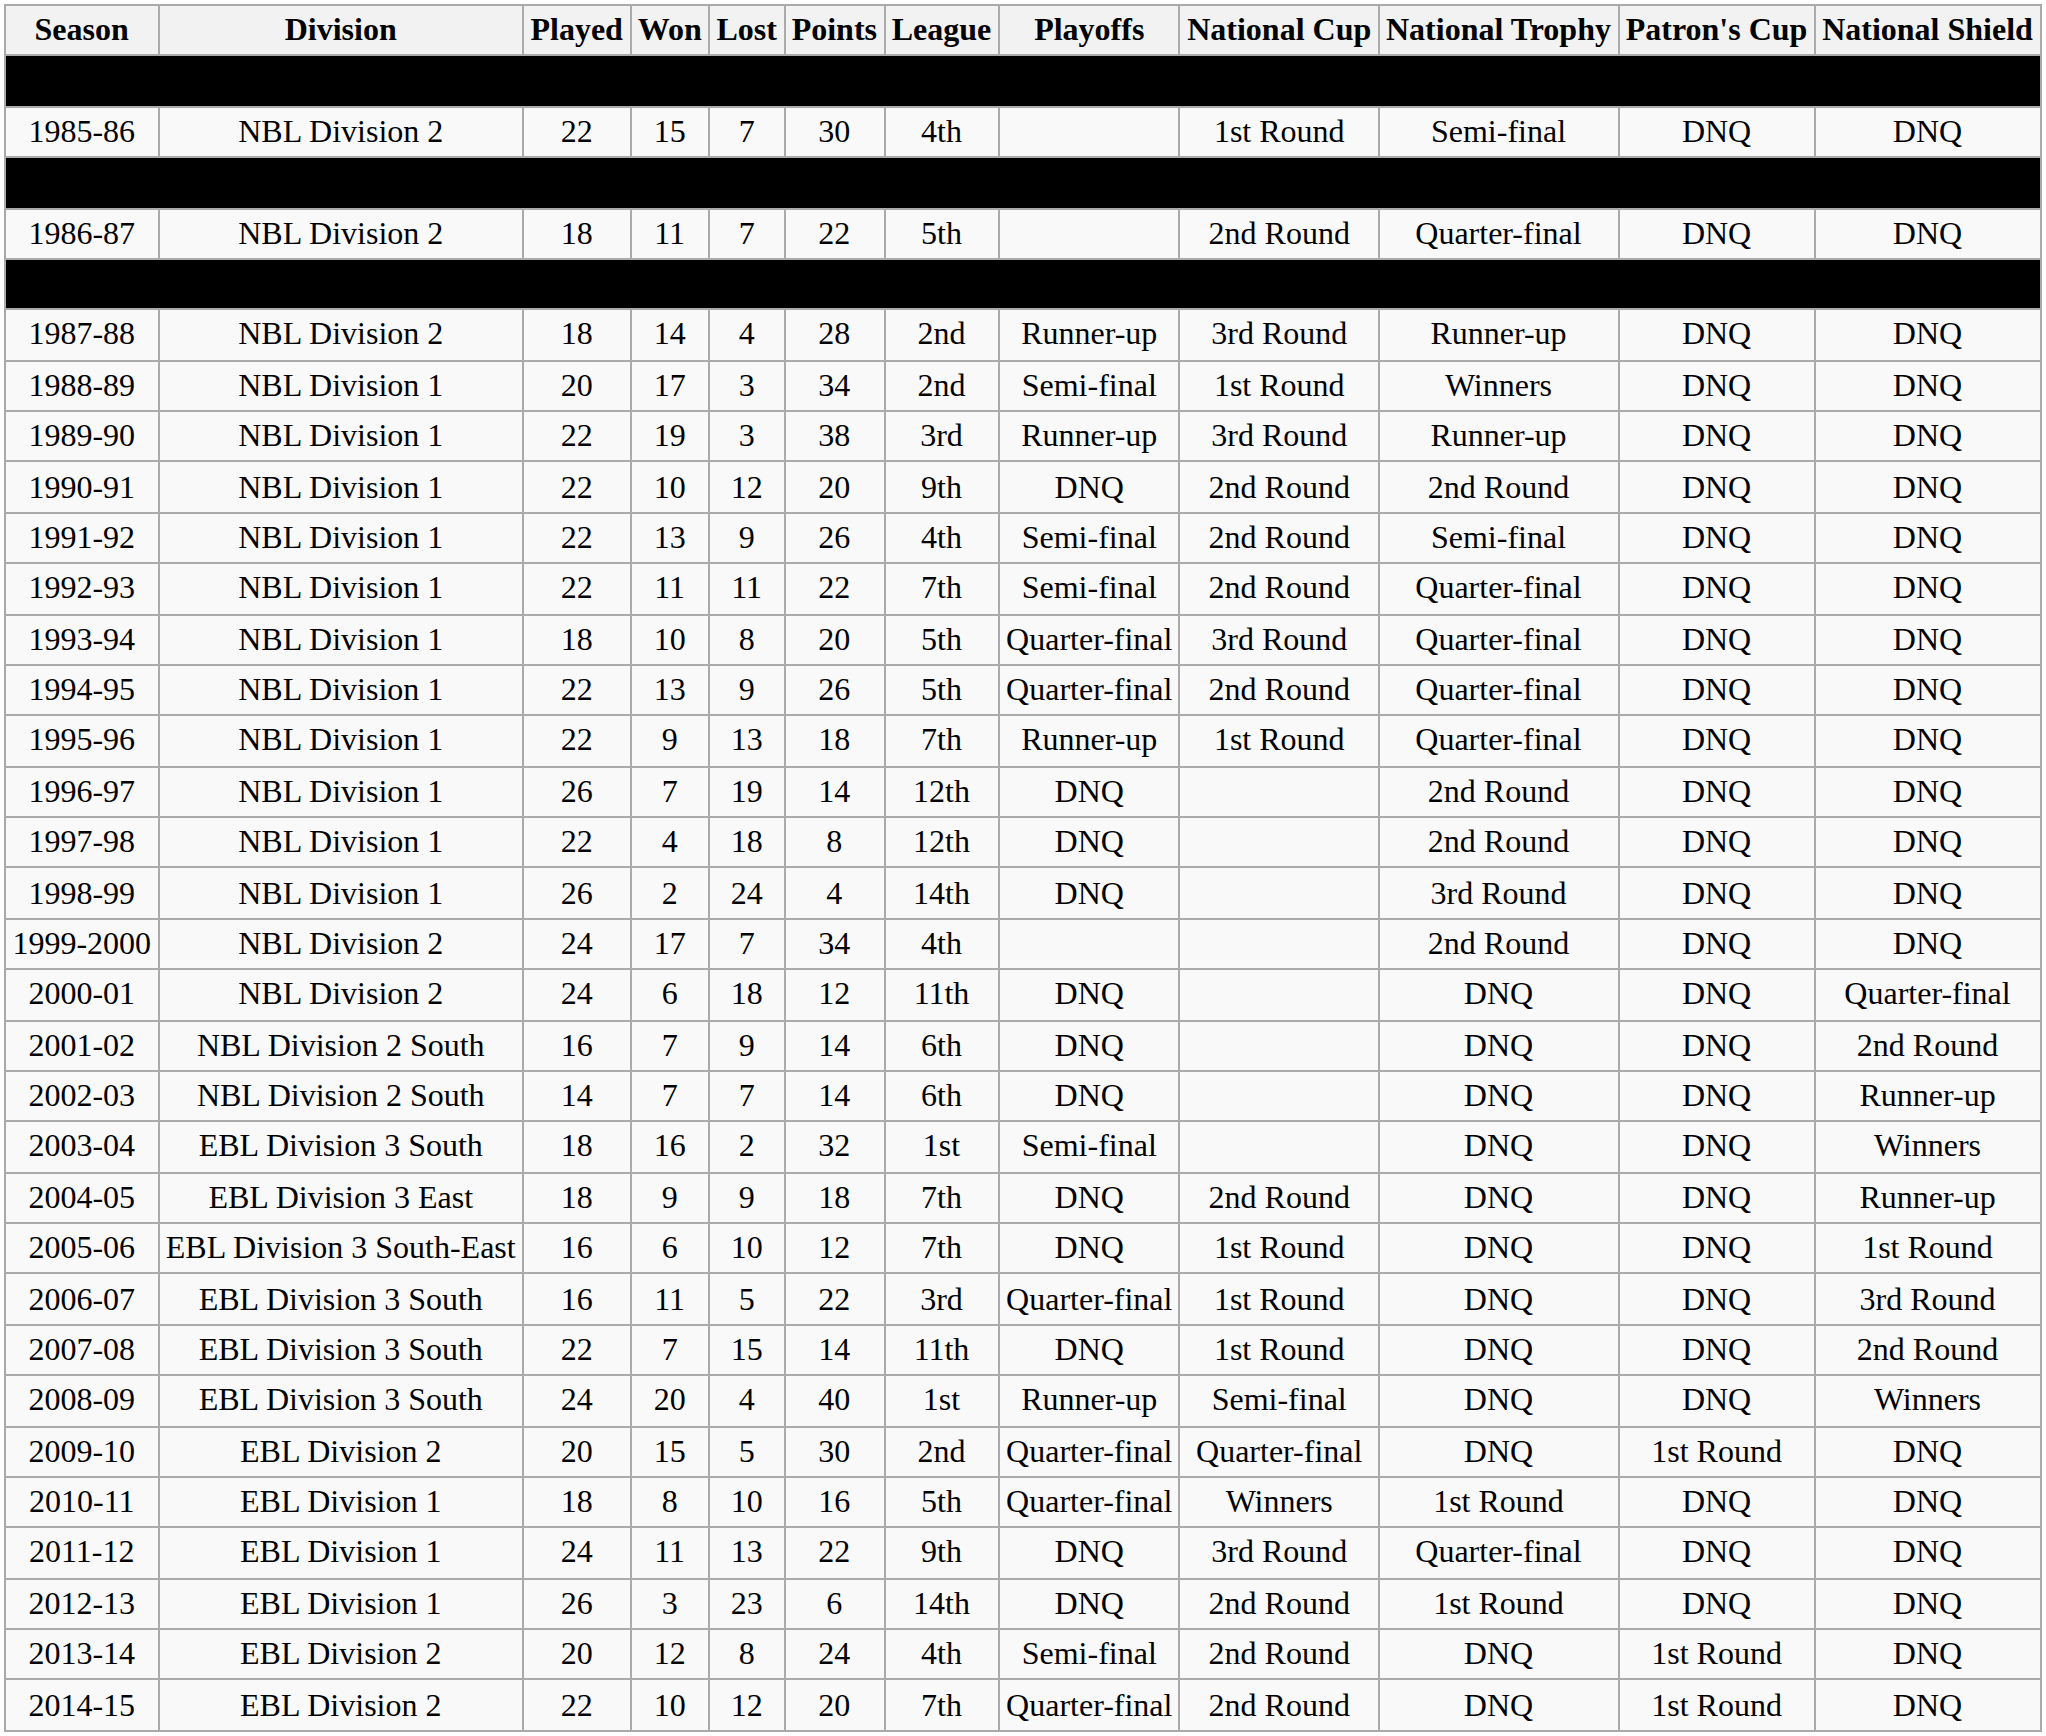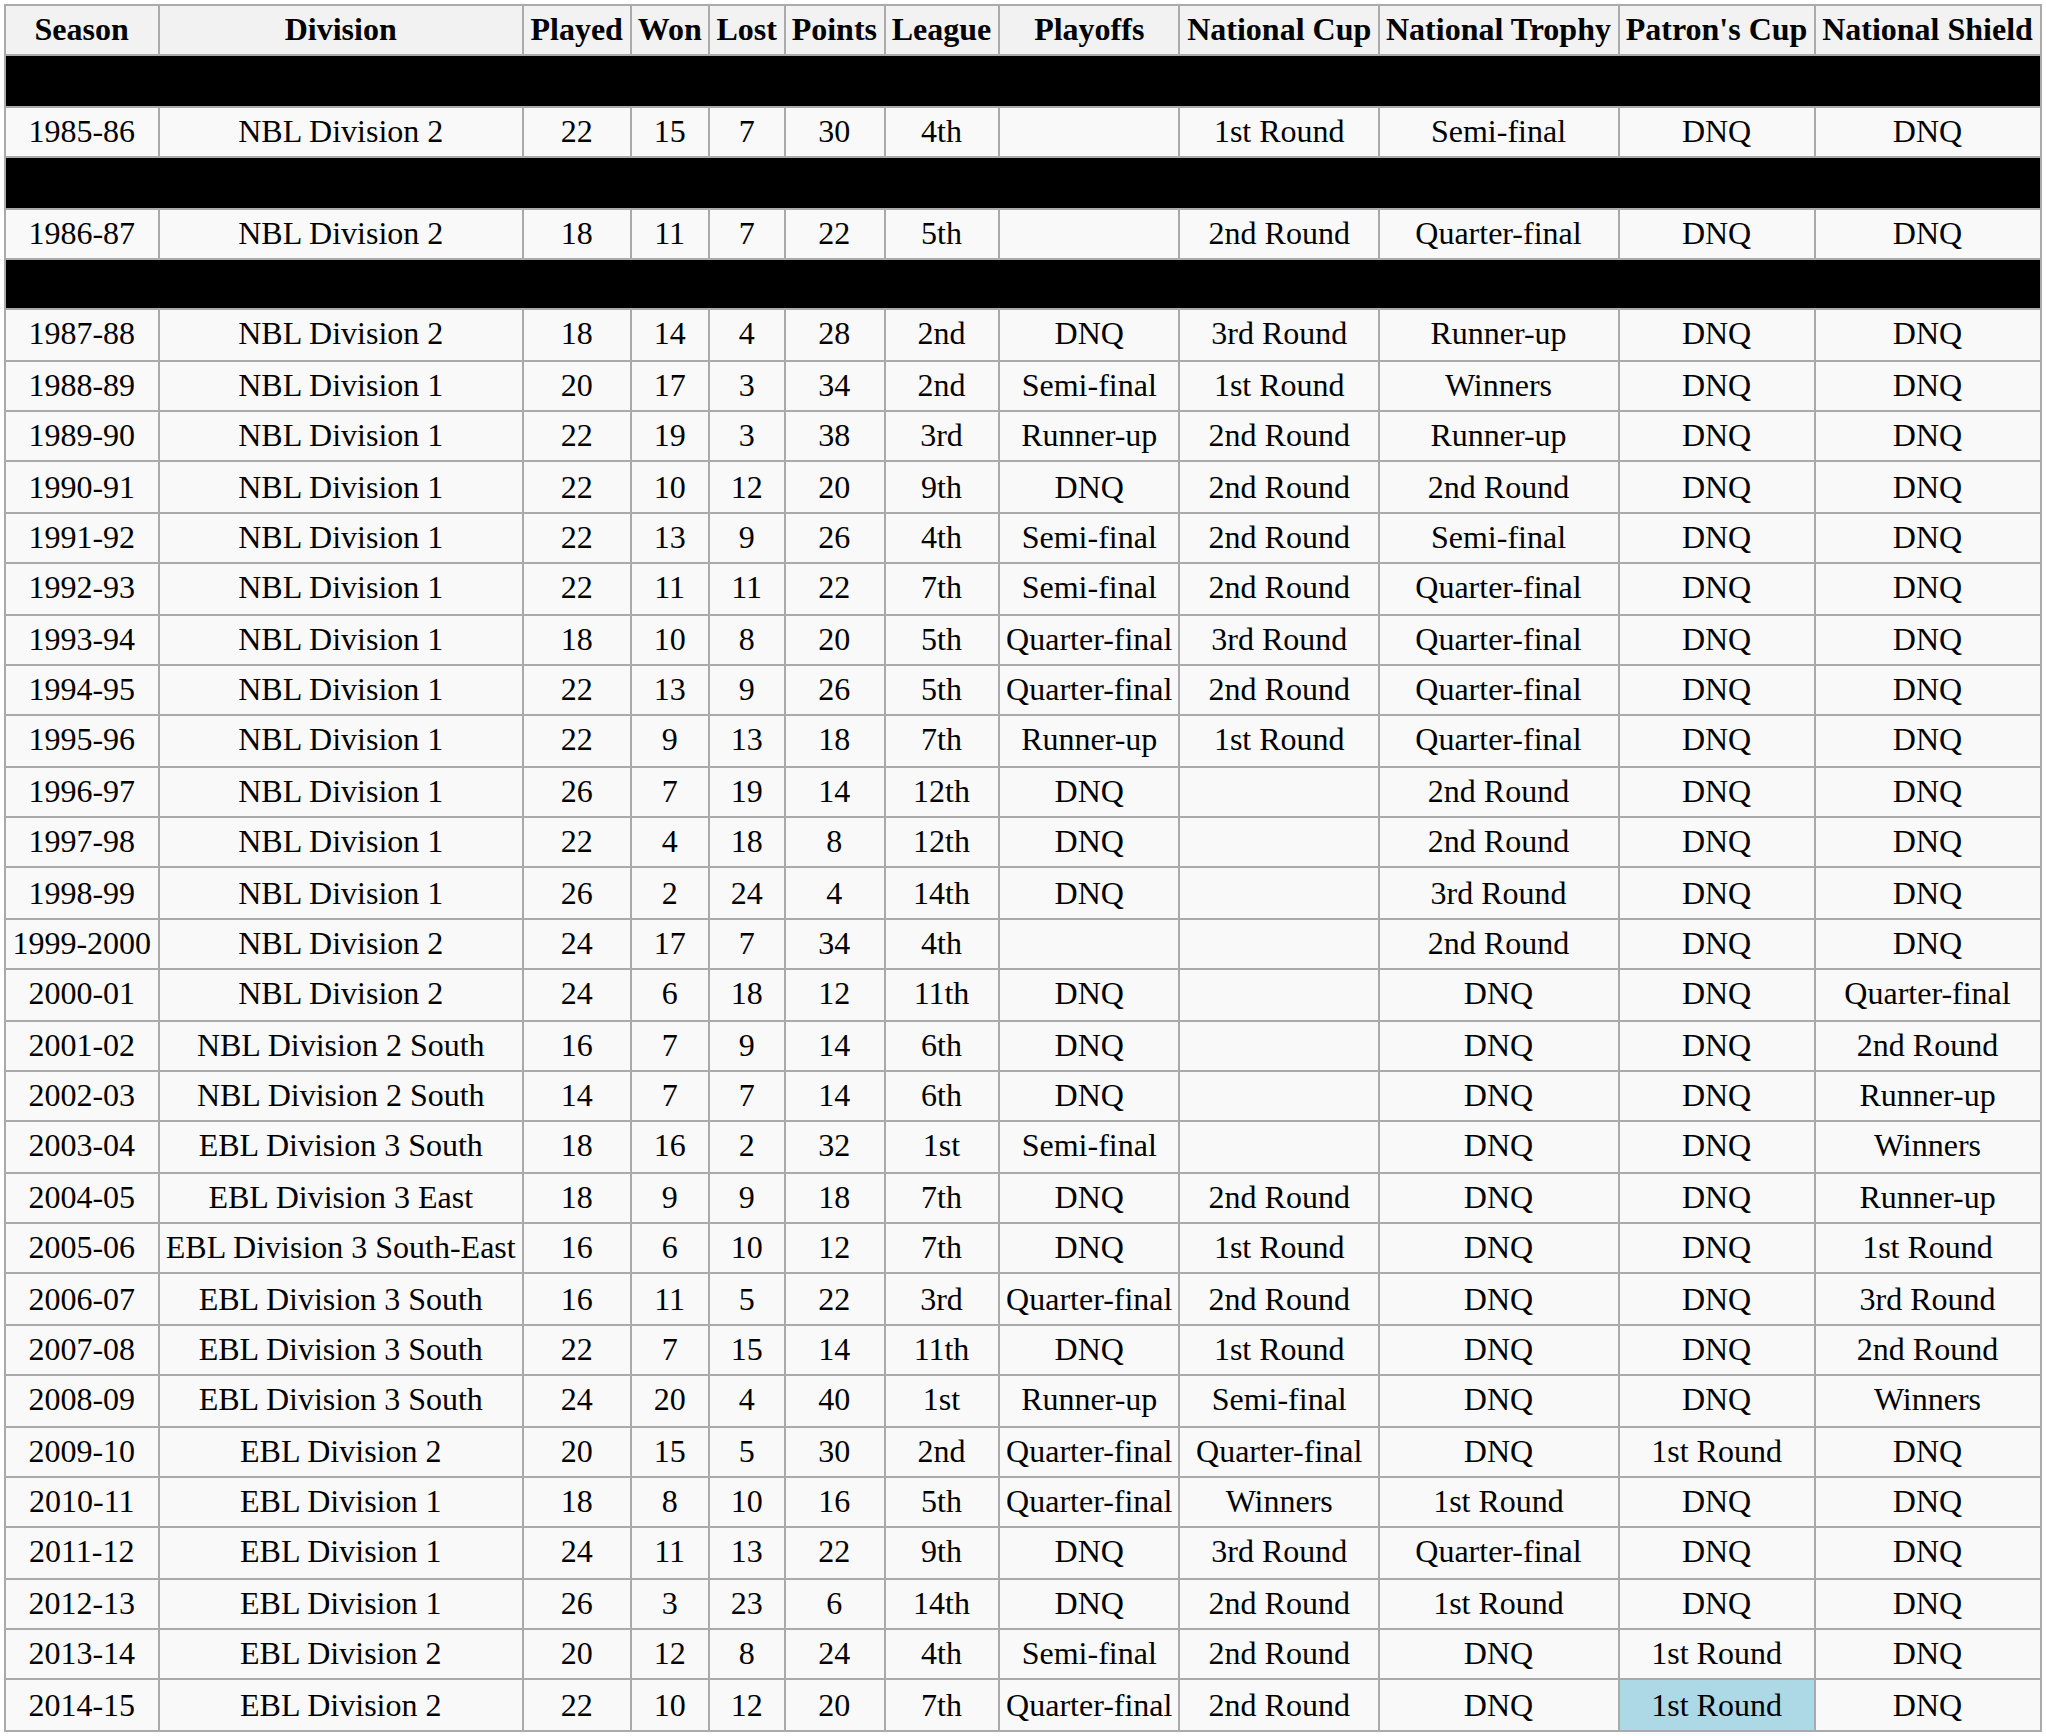(1089, 334) Runner-up -> (1089, 334) DNQ
(1279, 435) 3rd Round -> (1279, 435) 2nd Round
(1279, 1298) 1st Round -> (1279, 1298) 2nd Round
(1717, 1704) no background -> (1717, 1704) lightblue background
